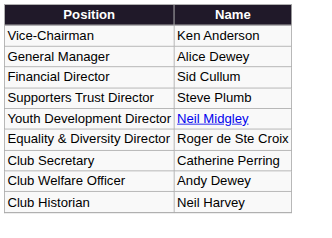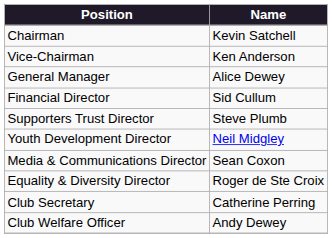+ row: (36, 35)
+ row: (107, 160)
- row: (49, 202)
